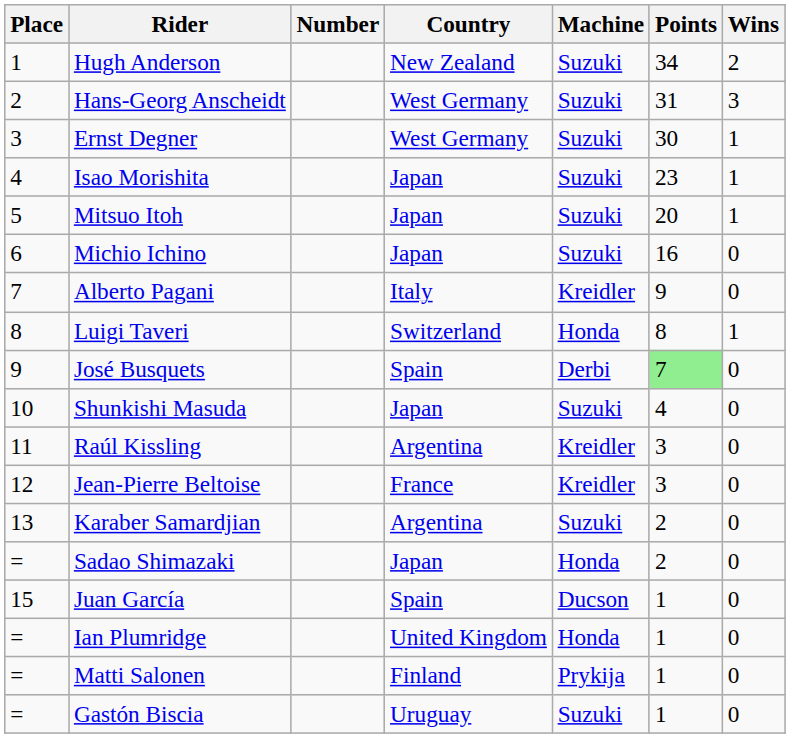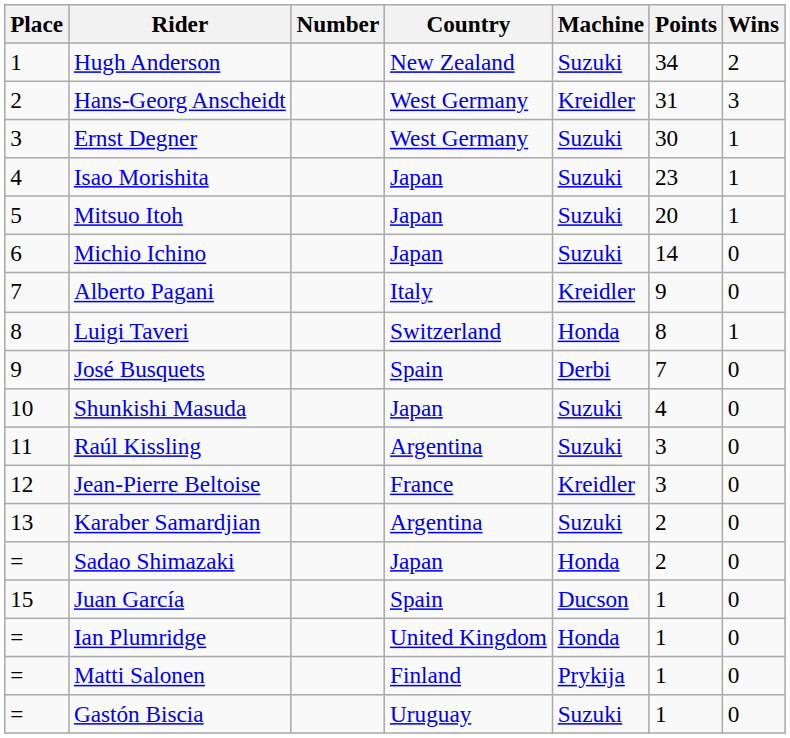(590, 100) Suzuki -> (596, 100) Kreidler
(667, 253) 16 -> (667, 253) 14
(661, 368) lightgreen background -> (661, 368) no background
(596, 445) Kreidler -> (590, 445) Suzuki
